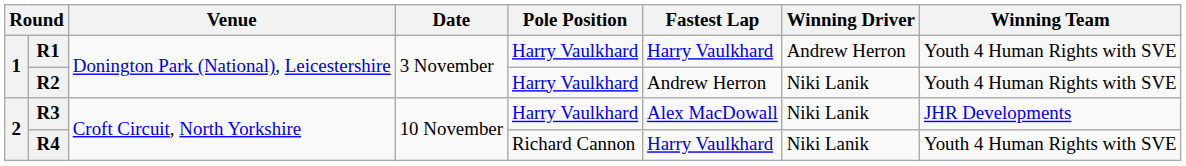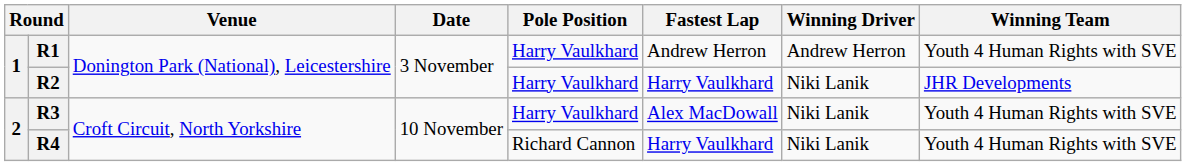(710, 50) Harry Vaulkhard -> (707, 50) Andrew Herron
(707, 82) Andrew Herron -> (710, 82) Harry Vaulkhard
(1050, 82) Youth 4 Human Rights with SVE -> (998, 82) JHR Developments
(998, 113) JHR Developments -> (1050, 113) Youth 4 Human Rights with SVE
